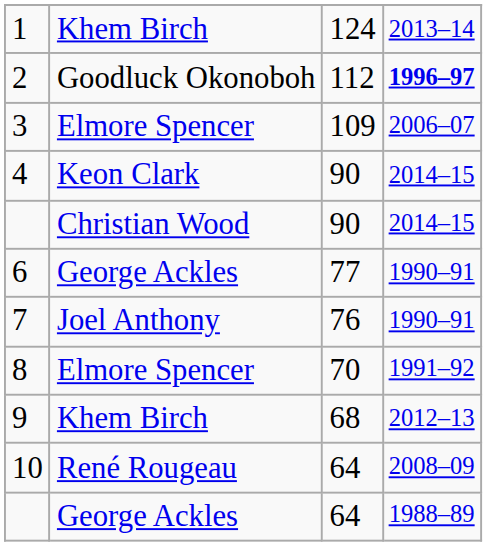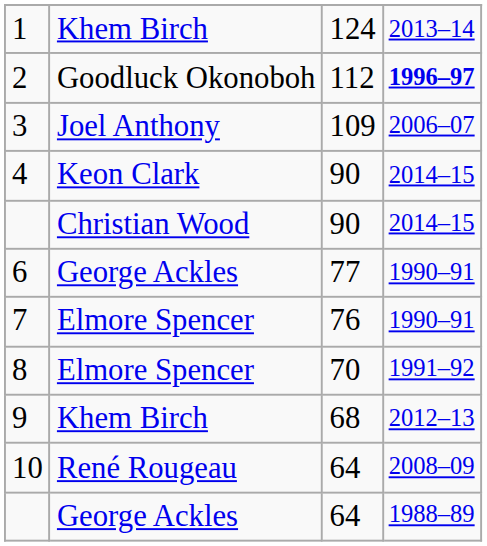(155, 126) Elmore Spencer -> (138, 126) Joel Anthony
(138, 321) Joel Anthony -> (155, 321) Elmore Spencer
